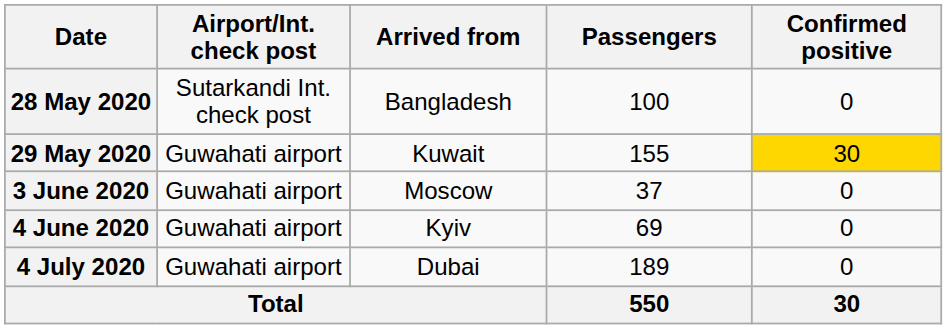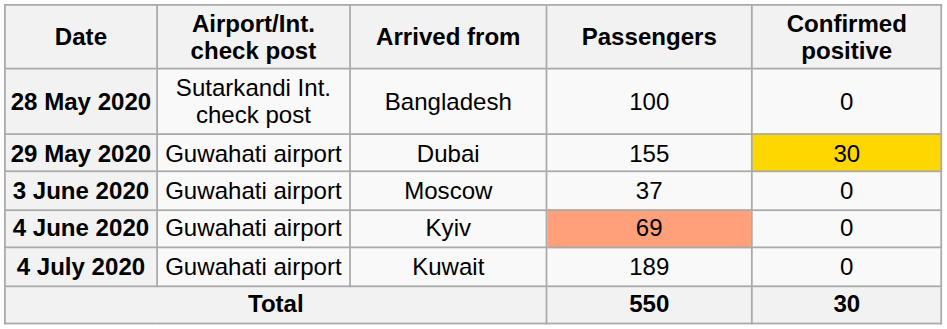(448, 152) Kuwait -> (448, 152) Dubai
(649, 228) no background -> (649, 228) lightsalmon background
(448, 266) Dubai -> (448, 266) Kuwait
